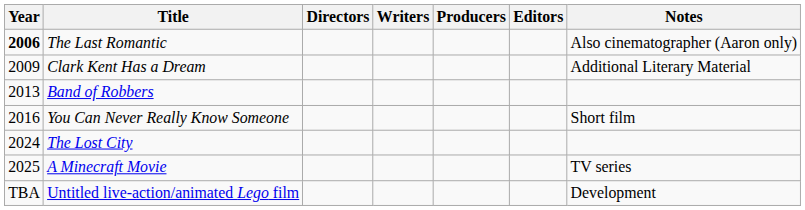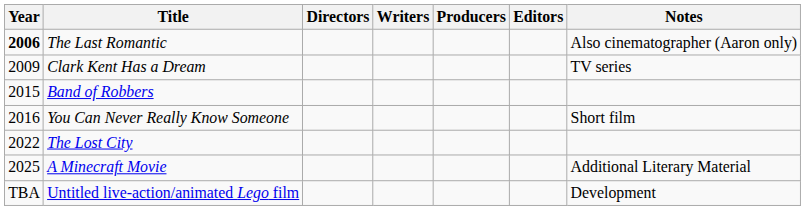(661, 67) Additional Literary Material -> (601, 67) TV series
(24, 92) 2013 -> (24, 92) 2015
(24, 142) 2024 -> (24, 142) 2022
(601, 167) TV series -> (661, 167) Additional Literary Material
